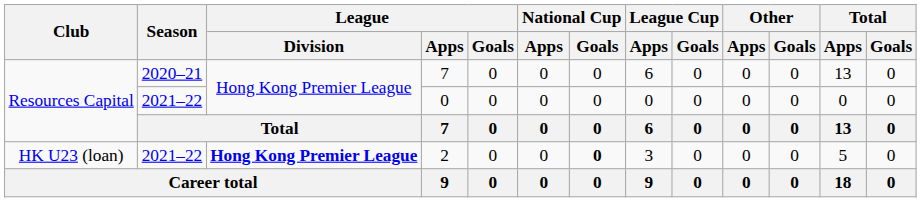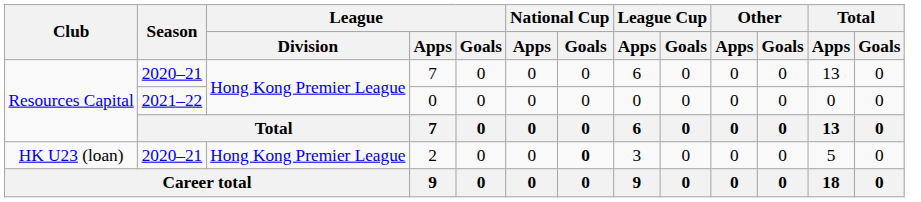(172, 155) 2021–22 -> (172, 155) 2020–21
(314, 155) bold -> (308, 155) normal
